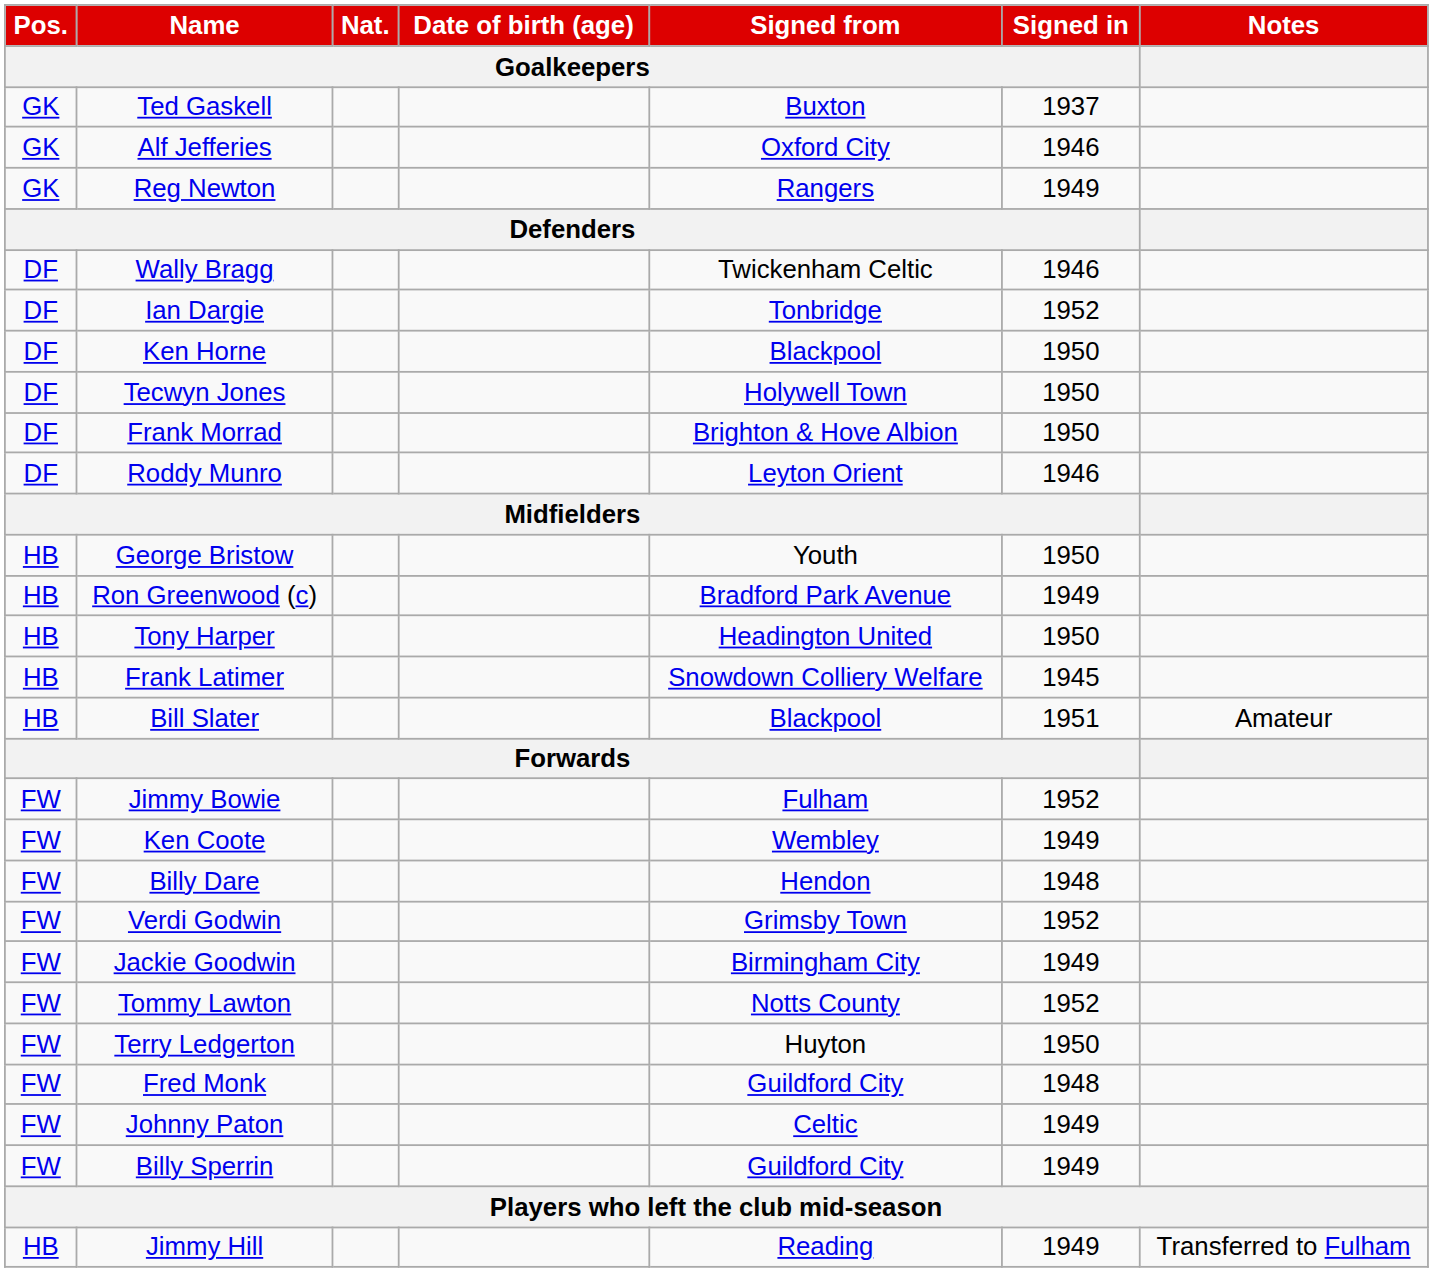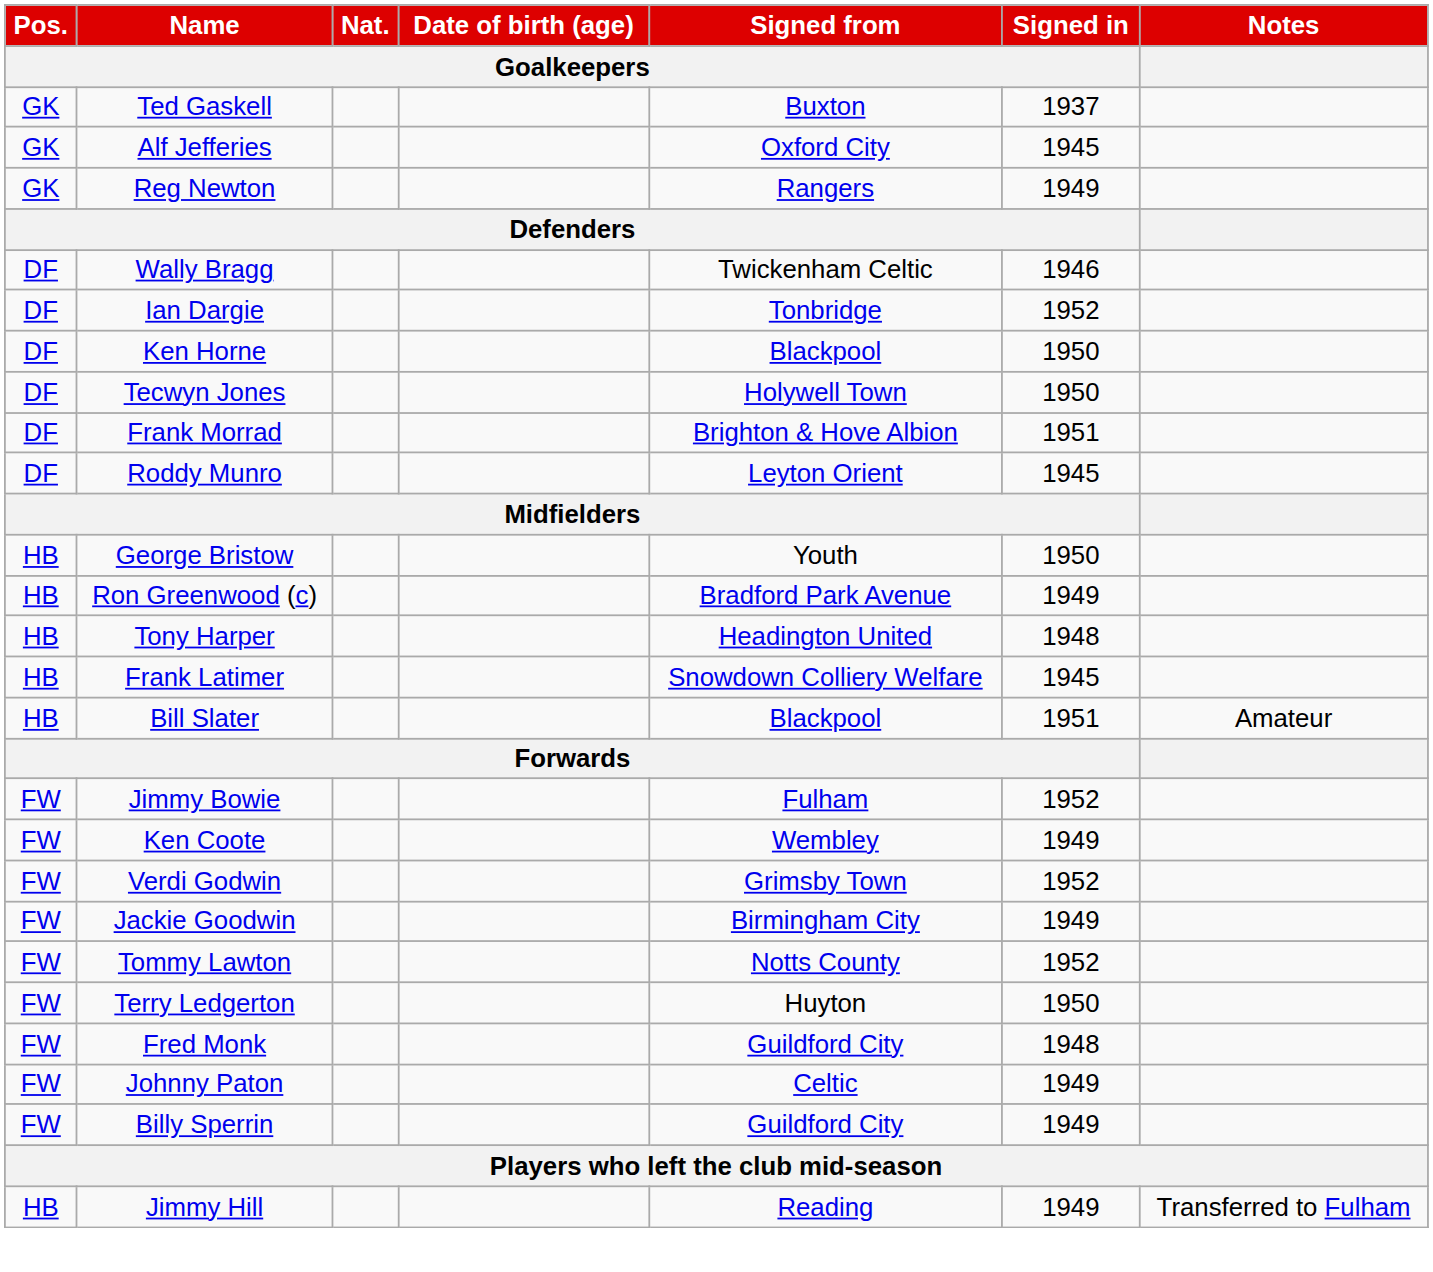(1071, 148) 1946 -> (1071, 148) 1945
(1071, 433) 1950 -> (1071, 433) 1951
(1071, 474) 1946 -> (1071, 474) 1945
(1071, 636) 1950 -> (1071, 636) 1948
- row: (205, 881)
